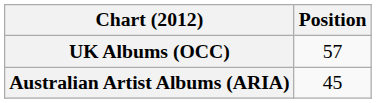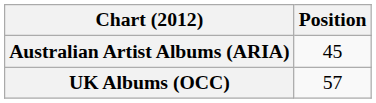rows swapped: (149, 82) <-> (149, 51)
